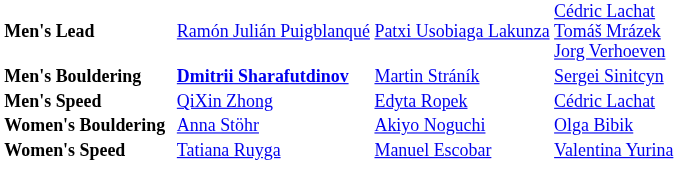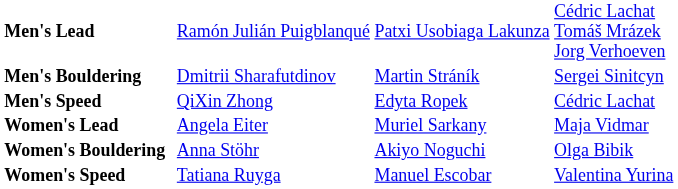(263, 76) bold -> (256, 76) normal
+ row: (61, 125)
